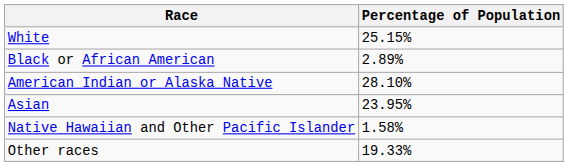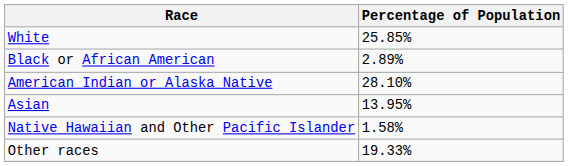(387, 38) 25.15% -> (387, 38) 25.85%
(387, 106) 23.95% -> (387, 106) 13.95%
